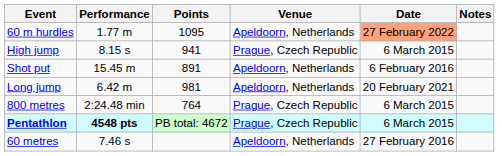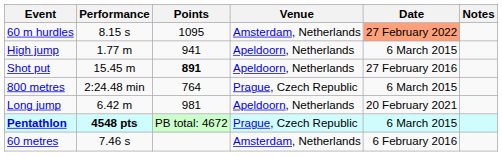(114, 32) 1.77 m -> (114, 32) 8.15 s
(294, 32) Apeldoorn, Netherlands -> (297, 32) Amsterdam, Netherlands
(114, 50) 8.15 s -> (114, 50) 1.77 m
(295, 50) Prague, Czech Republic -> (294, 50) Apeldoorn, Netherlands
(191, 69) normal -> (191, 69) bold
(412, 69) 6 February 2016 -> (412, 69) 27 February 2016
rows swapped: (34, 87) <-> (36, 105)
(294, 142) Apeldoorn, Netherlands -> (297, 142) Amsterdam, Netherlands
(408, 142) 27 February 2016 -> (415, 142) 6 February 2016
